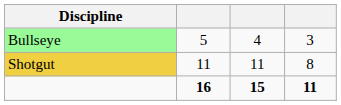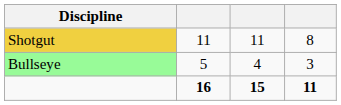rows swapped: (34, 40) <-> (31, 64)
